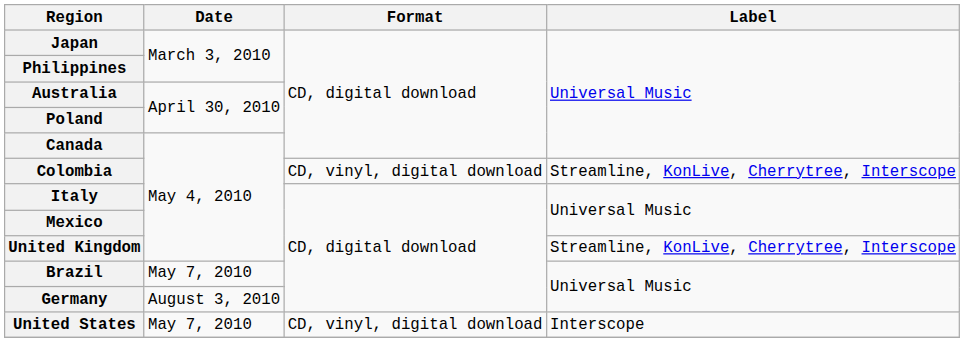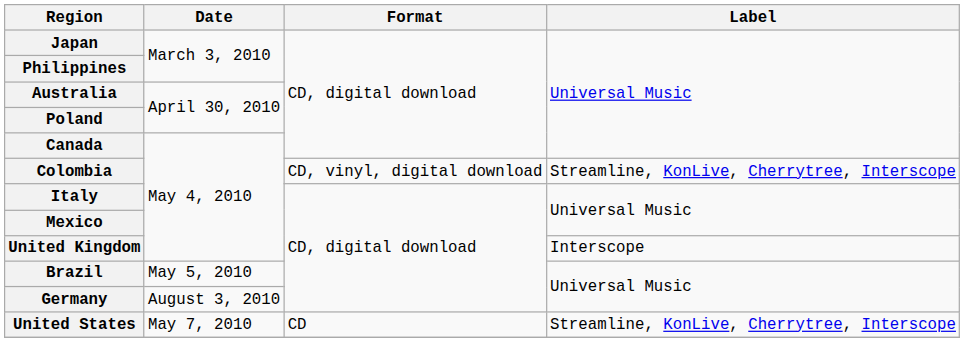(753, 248) Streamline, KonLive, Cherrytree, Interscope -> (597, 248) Interscope
(200, 274) May 7, 2010 -> (200, 274) May 5, 2010
(415, 325) CD, vinyl, digital download -> (297, 325) CD
(597, 325) Interscope -> (753, 325) Streamline, KonLive, Cherrytree, Interscope
